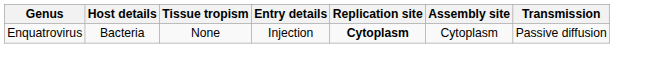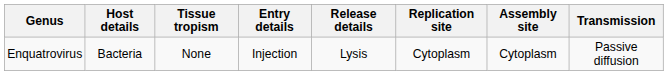+ column: (354, 20)
(378, 33) bold -> (441, 53) normal
